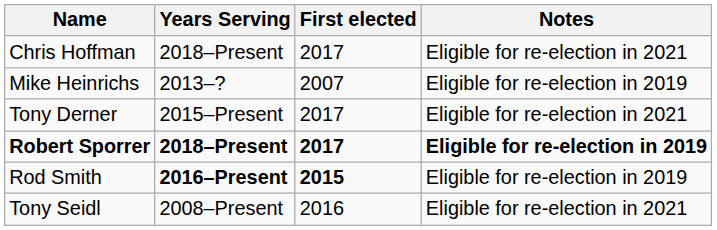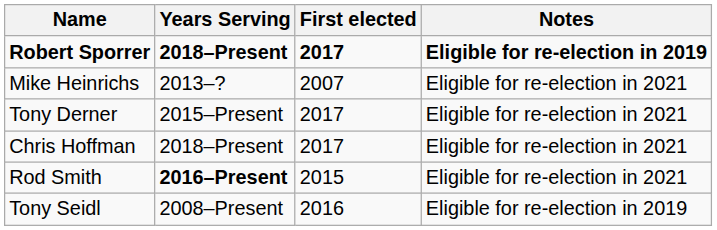rows swapped: (80, 146) <-> (72, 51)
(557, 83) Eligible for re-election in 2019 -> (557, 83) Eligible for re-election in 2021
(322, 177) bold -> (322, 177) normal
(557, 177) Eligible for re-election in 2019 -> (557, 177) Eligible for re-election in 2021
(557, 209) Eligible for re-election in 2021 -> (557, 209) Eligible for re-election in 2019
